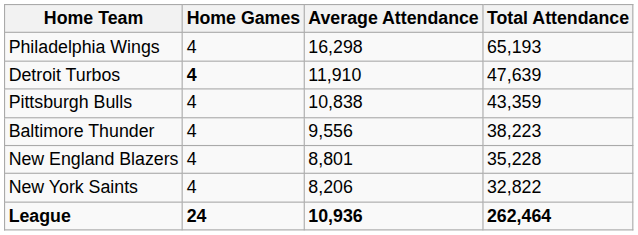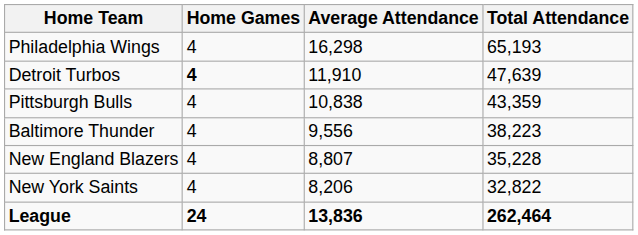(331, 159) 8,801 -> (331, 159) 8,807
(335, 215) 10,936 -> (335, 215) 13,836
